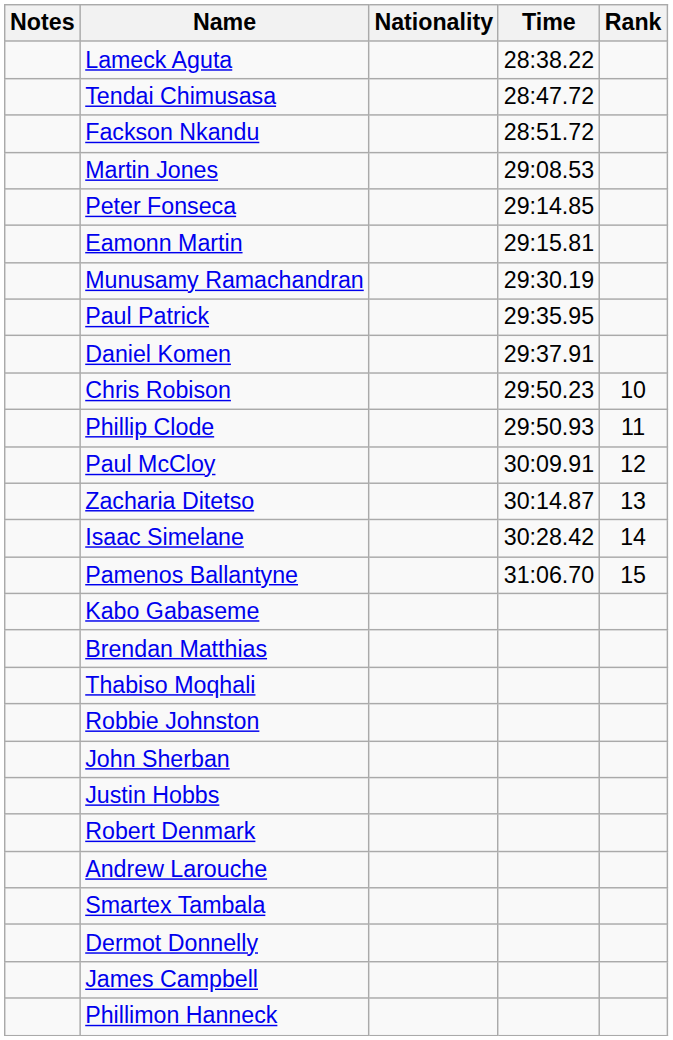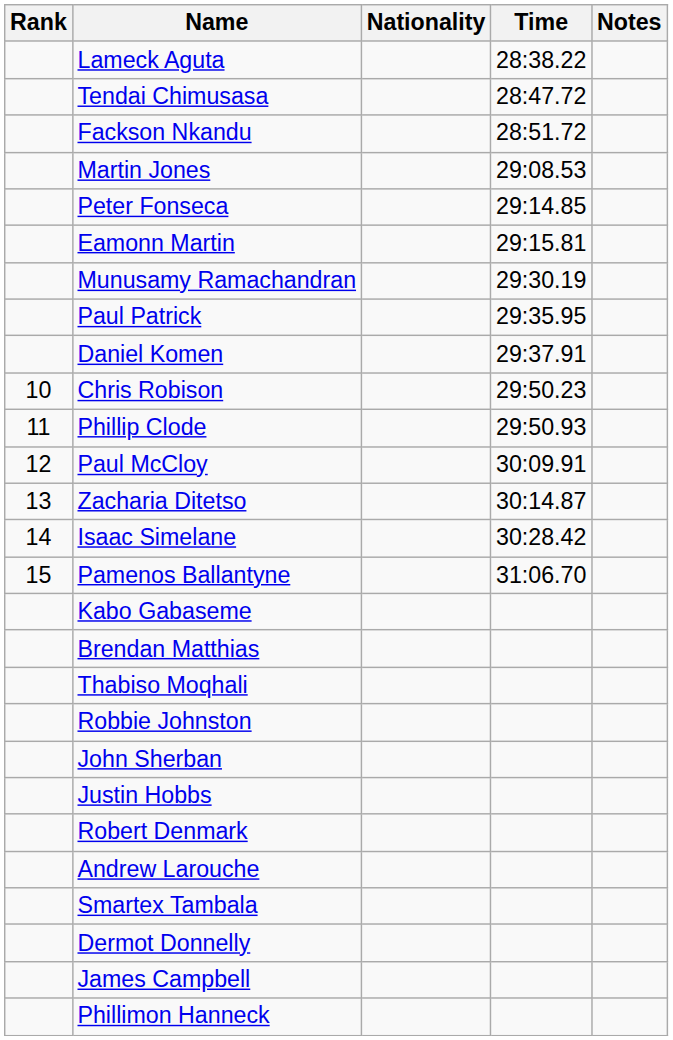columns swapped: (633, 22) <-> (42, 22)
